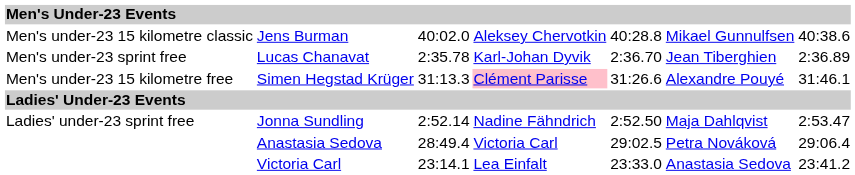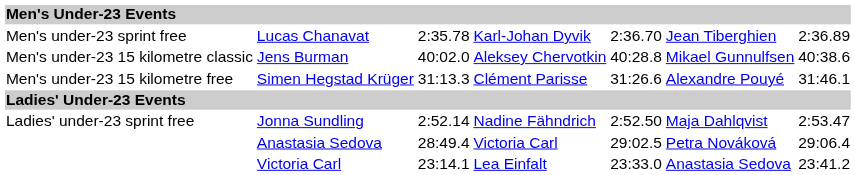rows swapped: (313, 57) <-> (303, 35)
(530, 78) pink background -> (530, 78) no background
